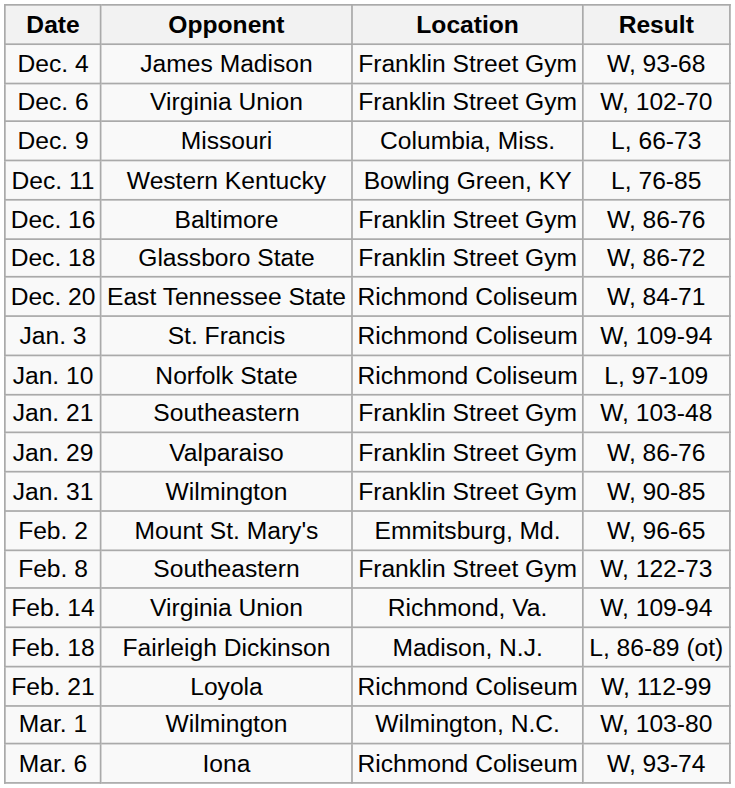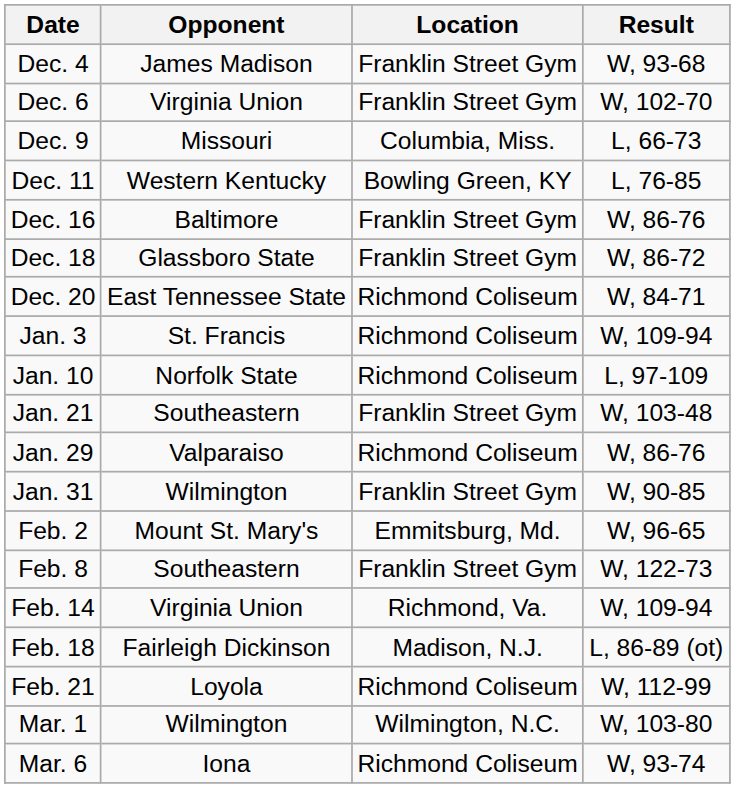(468, 453) Franklin Street Gym -> (468, 453) Richmond Coliseum
